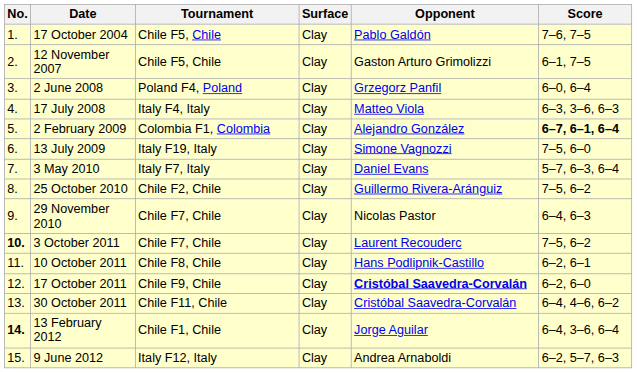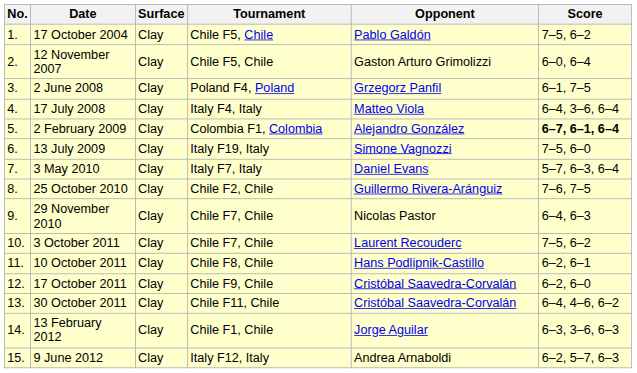columns swapped: (217, 14) <-> (325, 14)
(566, 34) 7–6, 7–5 -> (566, 34) 7–5, 6–2
(566, 61) 6–1, 7–5 -> (566, 61) 6–0, 6–4
(566, 88) 6–0, 6–4 -> (566, 88) 6–1, 7–5
(580, 108) 6–3, 3–6, 6–3 -> (580, 108) 6–4, 3–6, 6–4
(566, 189) 7–5, 6–2 -> (566, 189) 7–6, 7–5
(16, 243) bold -> (16, 243) normal
(441, 283) bold -> (435, 283) normal
(16, 330) bold -> (16, 330) normal
(580, 330) 6–4, 3–6, 6–4 -> (580, 330) 6–3, 3–6, 6–3
